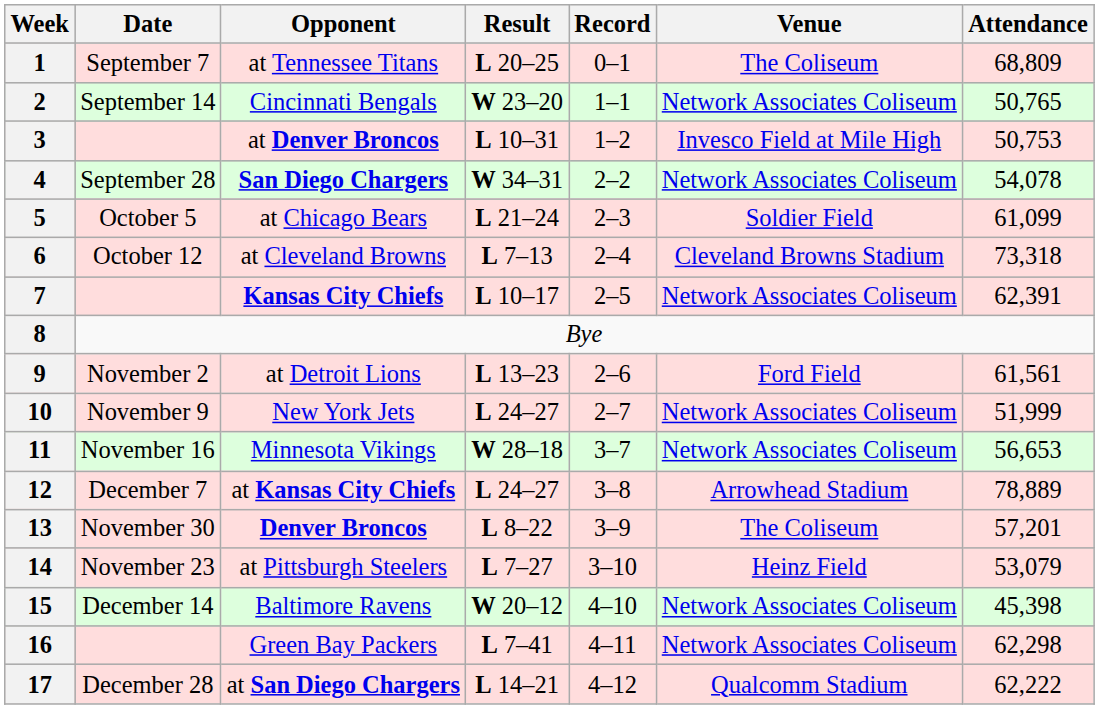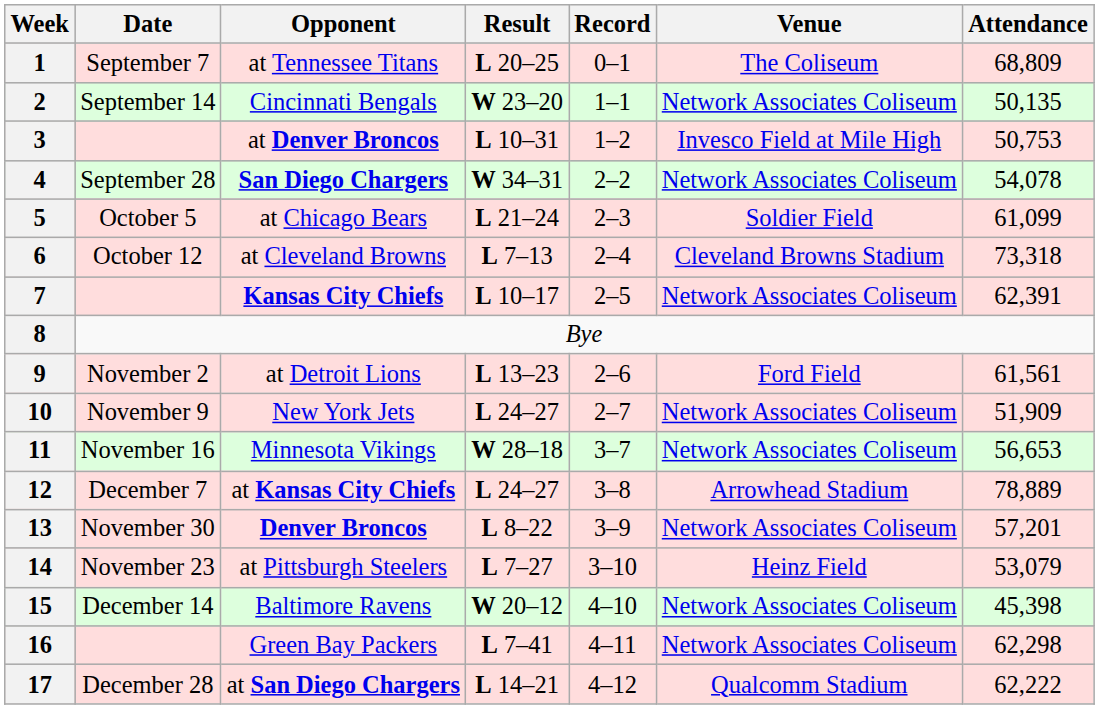(1028, 101) 50,765 -> (1028, 101) 50,135
(1028, 412) 51,999 -> (1028, 412) 51,909
(809, 528) The Coliseum -> (809, 528) Network Associates Coliseum
